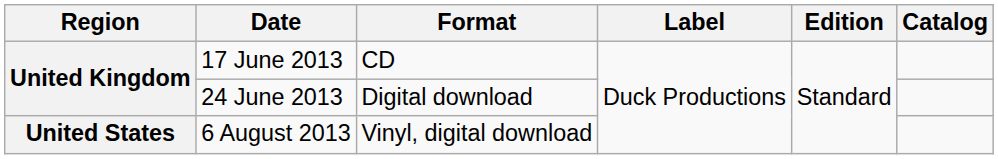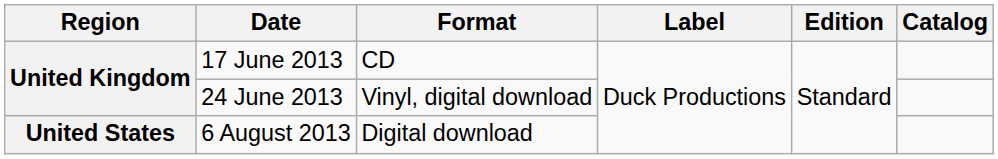(447, 97) Digital download -> (477, 97) Vinyl, digital download
(477, 134) Vinyl, digital download -> (447, 134) Digital download
